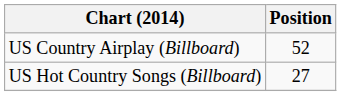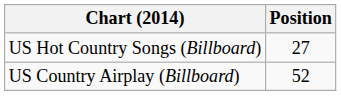rows swapped: (124, 47) <-> (135, 76)
